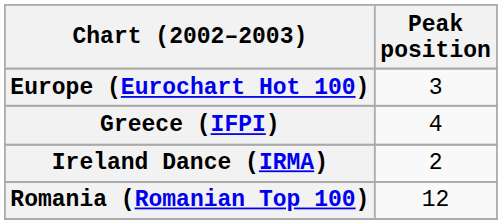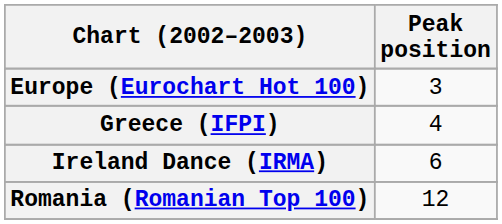(436, 163) 2 -> (436, 163) 6
